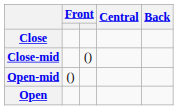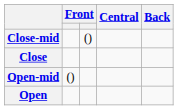rows swapped: (33, 38) <-> (33, 57)
